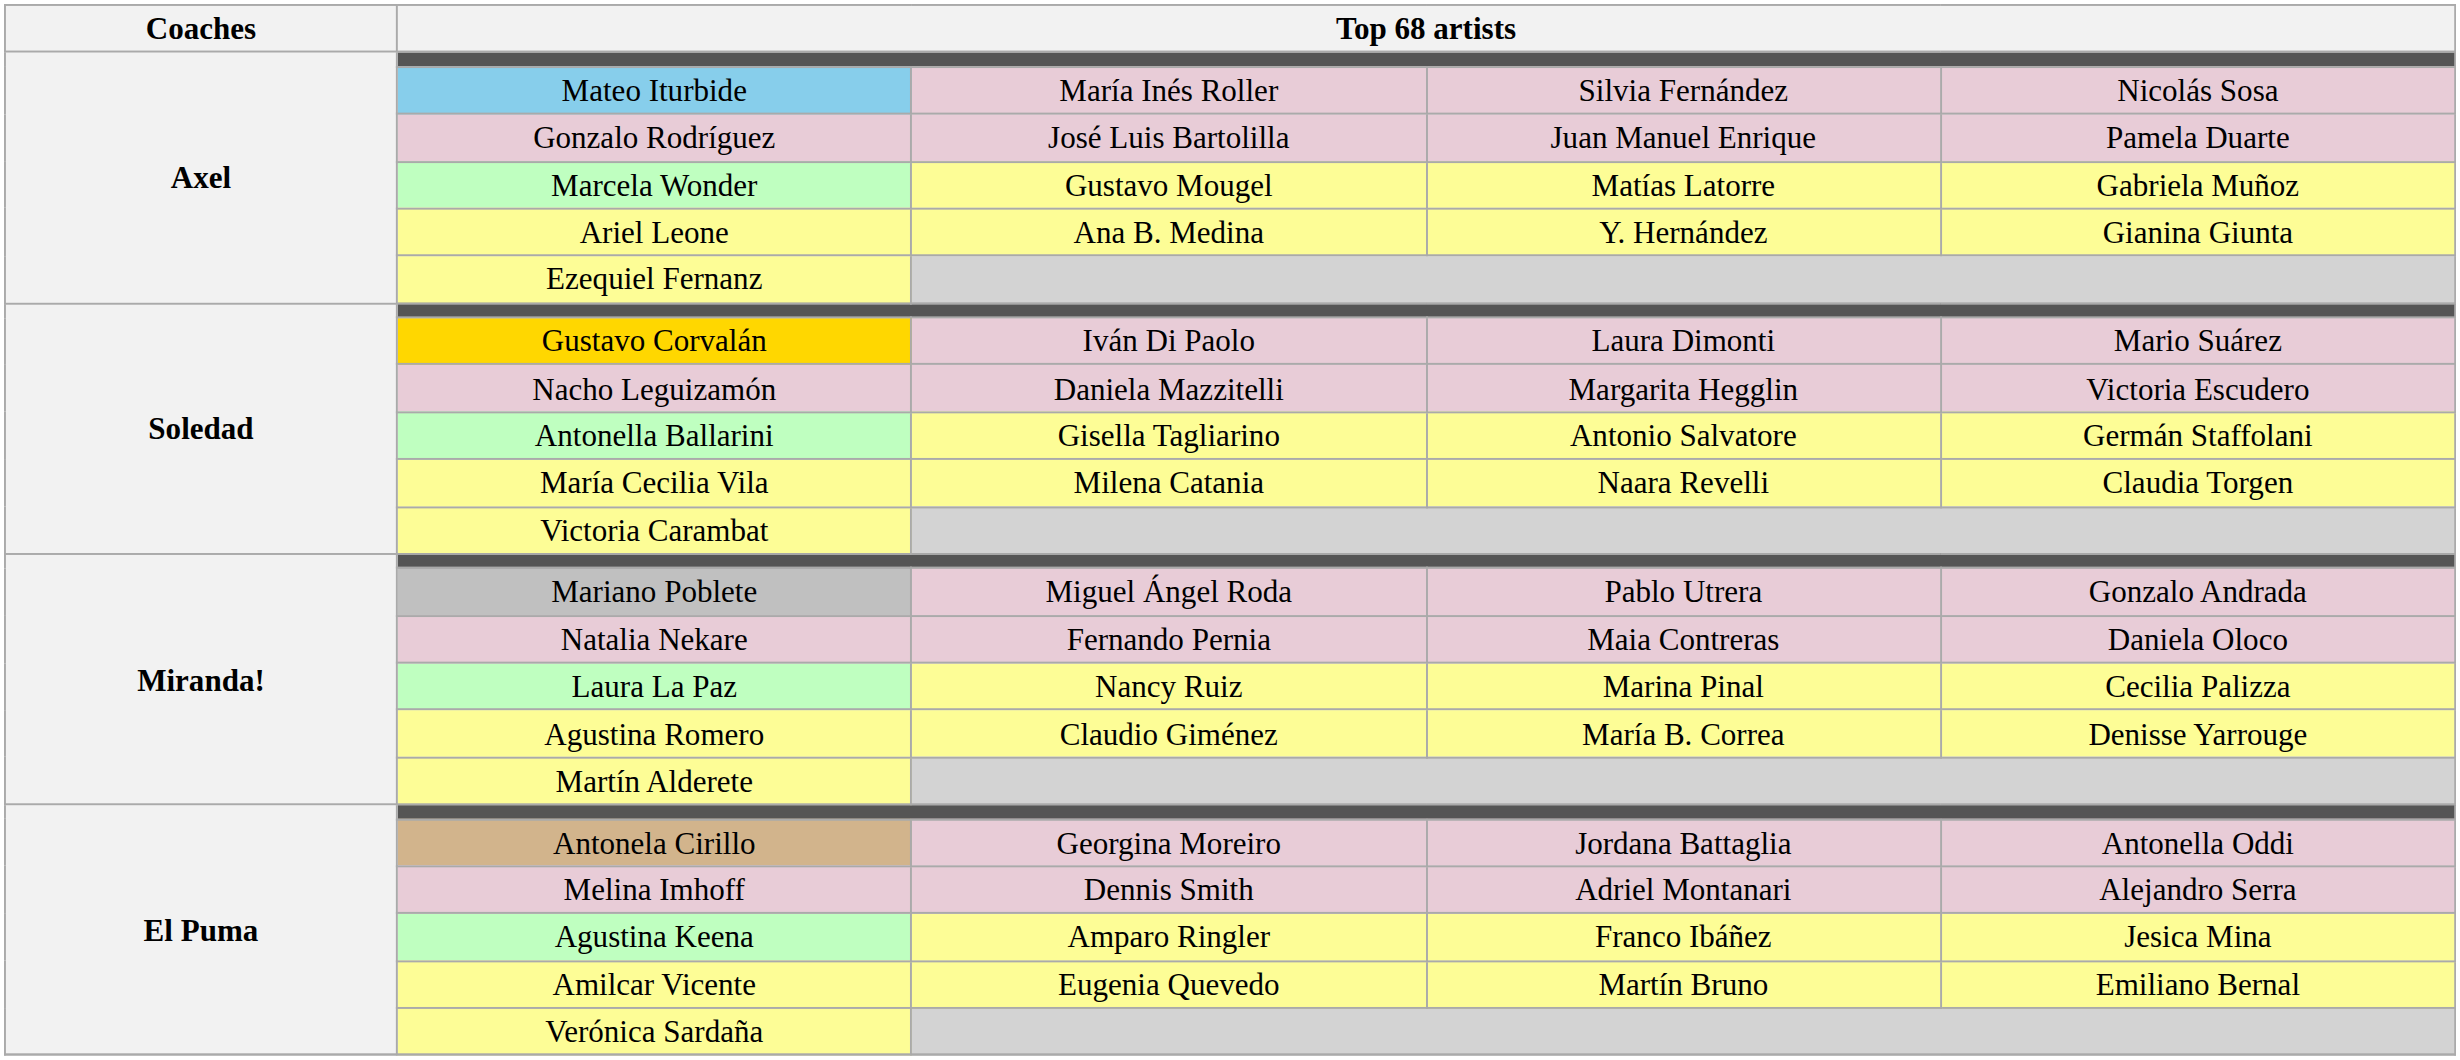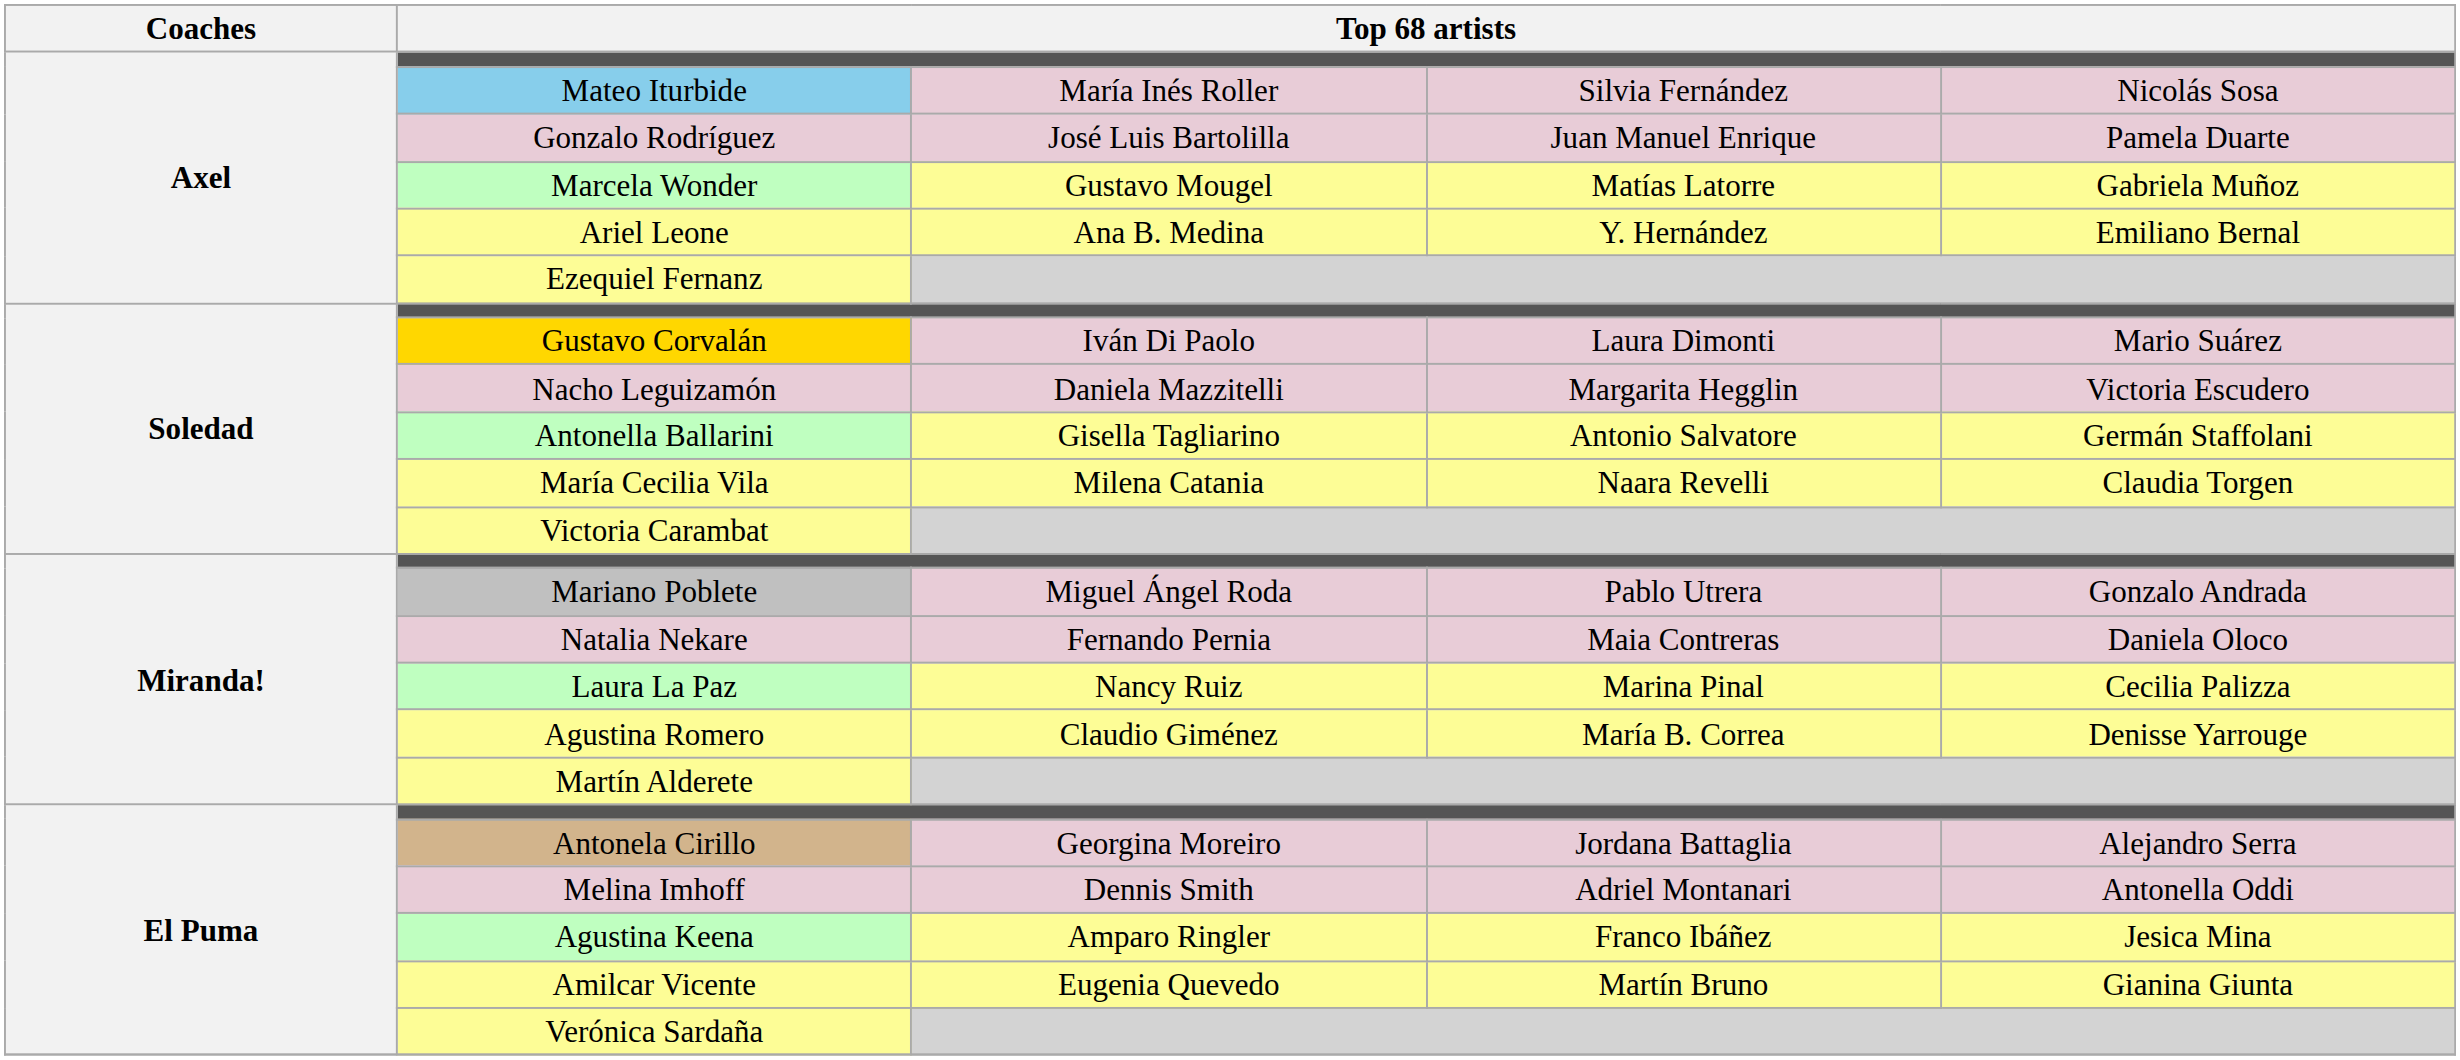(2198, 232) Gianina Giunta -> (2198, 232) Emiliano Bernal
(2198, 842) Antonella Oddi -> (2198, 842) Alejandro Serra
(2198, 890) Alejandro Serra -> (2198, 890) Antonella Oddi
(2198, 984) Emiliano Bernal -> (2198, 984) Gianina Giunta
